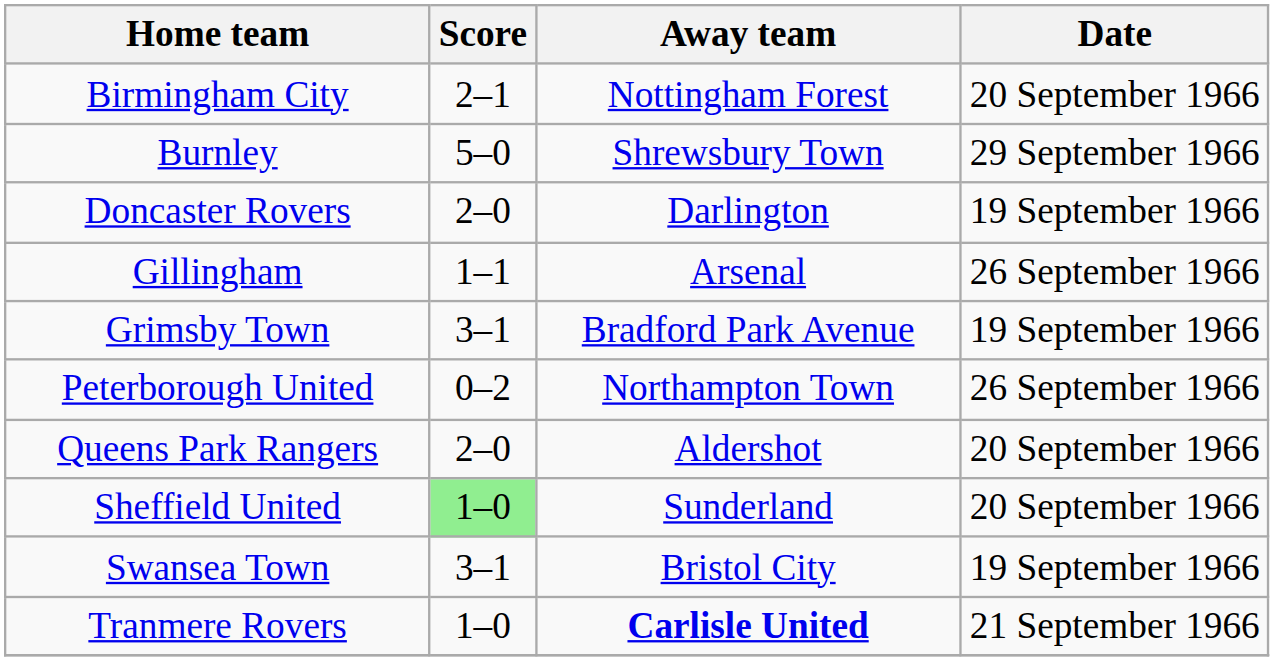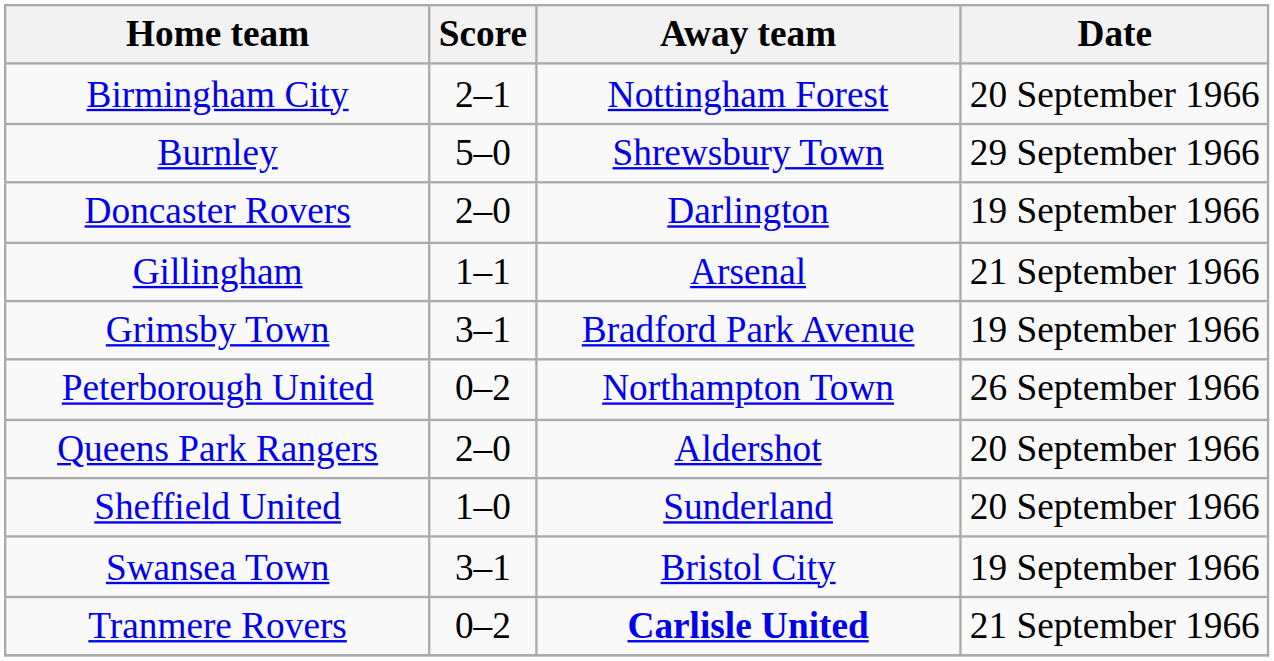(1115, 270) 26 September 1966 -> (1115, 270) 21 September 1966
(483, 507) lightgreen background -> (483, 507) no background
(483, 625) 1–0 -> (483, 625) 0–2
